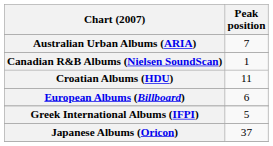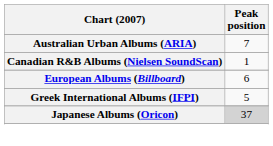- row: (115, 79)
(246, 132) no background -> (246, 114) lightgrey background
